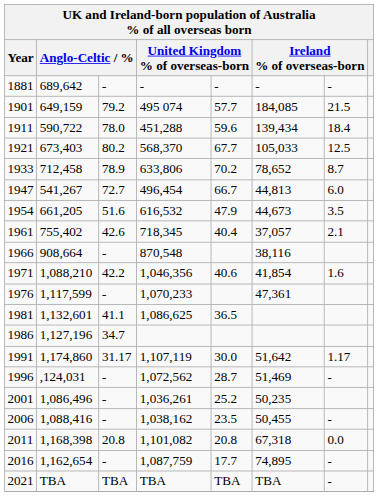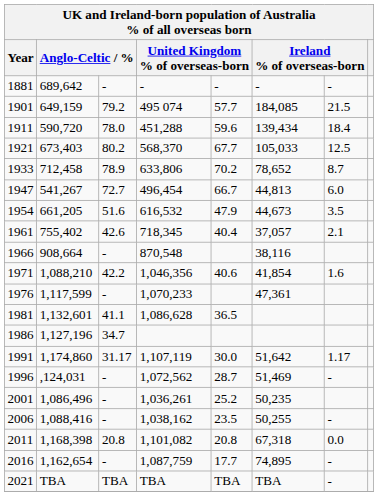(61, 127) 590,722 -> (61, 127) 590,720
(166, 314) 1,086,625 -> (166, 314) 1,086,628
(273, 418) 50,455 -> (273, 418) 50,255
